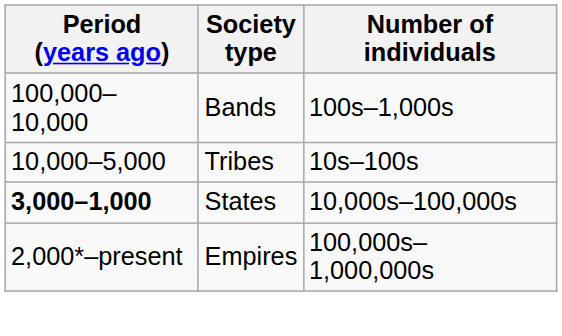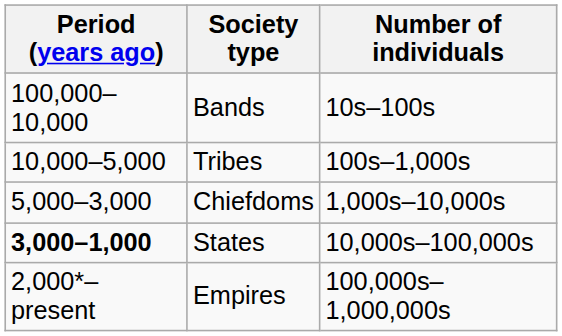(381, 107) 100s–1,000s -> (380, 107) 10s–100s
(364, 161) 10s–100s -> (398, 161) 100s–1,000s
+ row: (253, 201)
